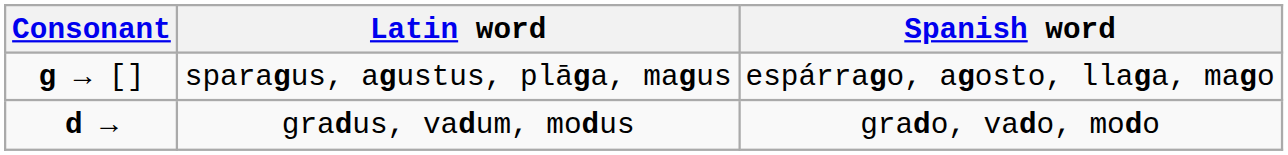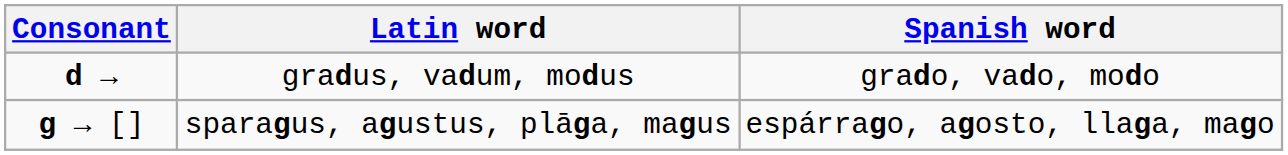rows swapped: (458, 125) <-> (458, 77)
